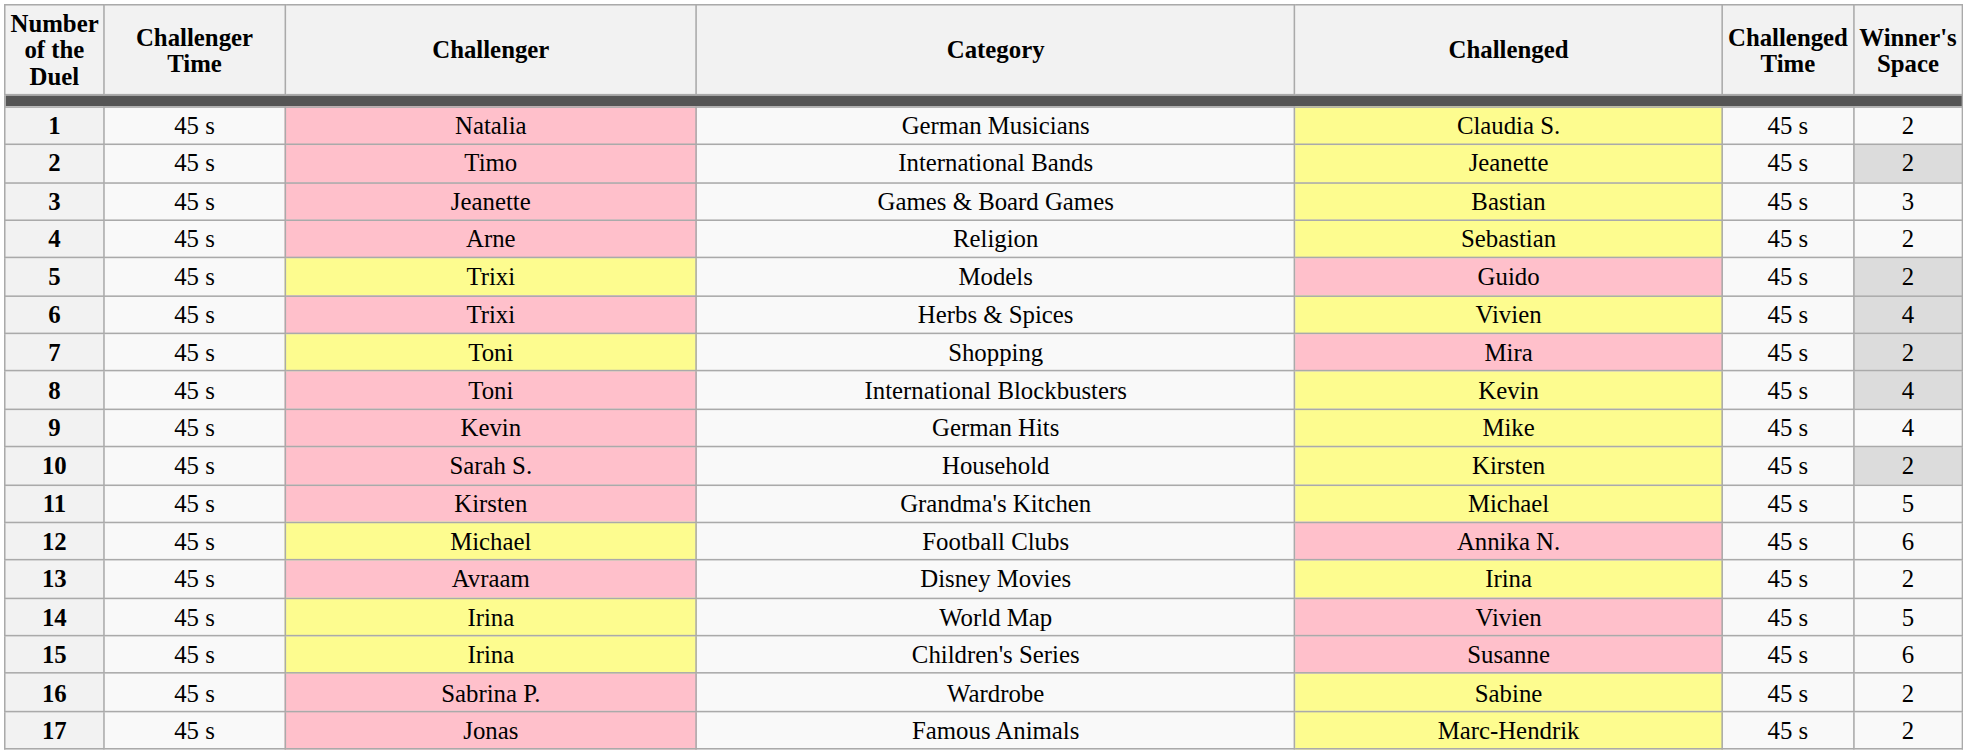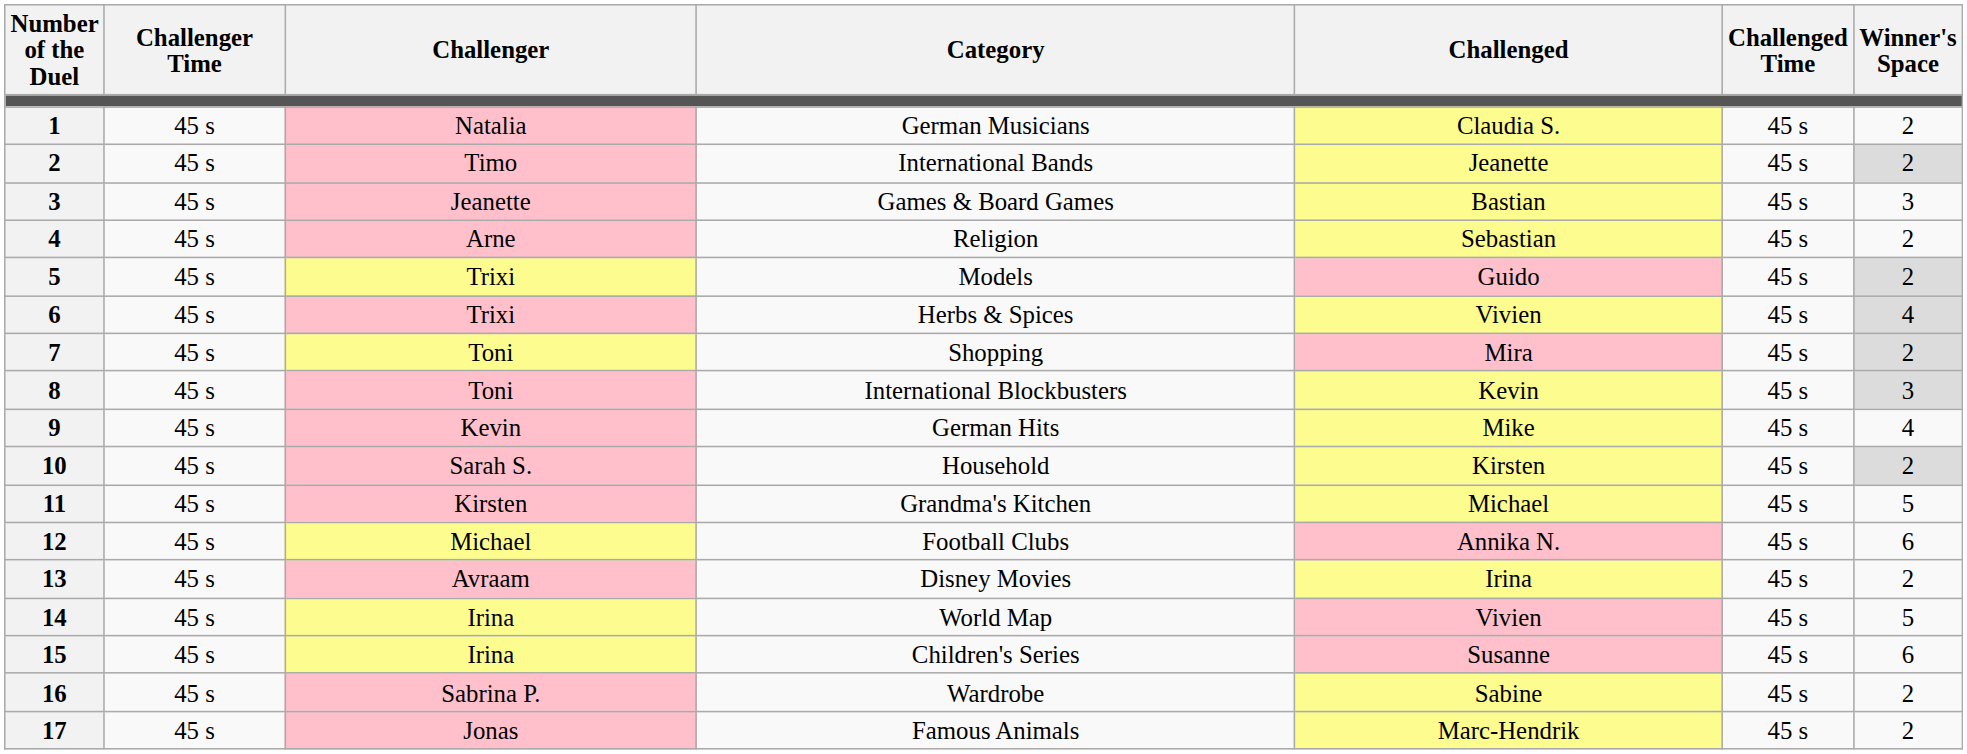(1908, 390) 4 -> (1908, 390) 3
